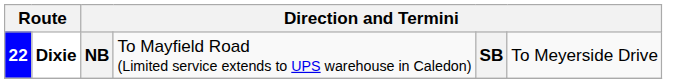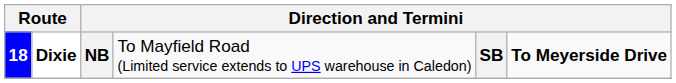(18, 55) 22 -> (18, 55) 18
(585, 55) normal -> (589, 55) bold
